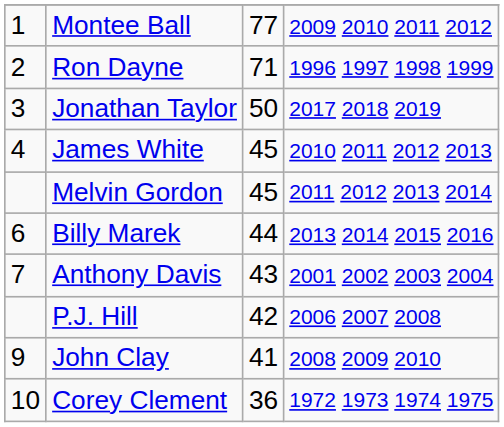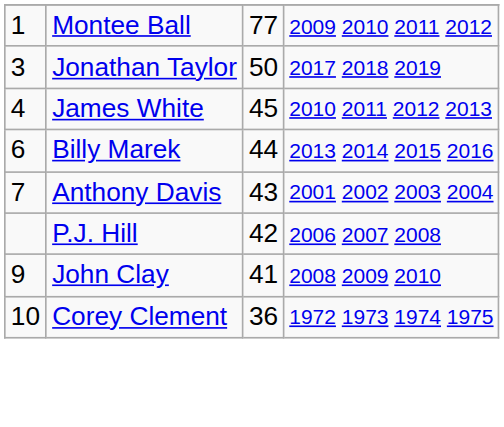- row: (118, 66)
- row: (137, 191)
